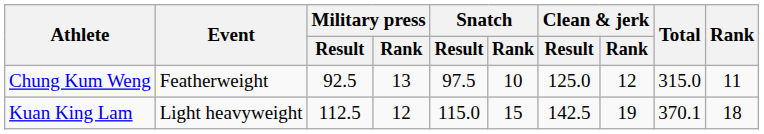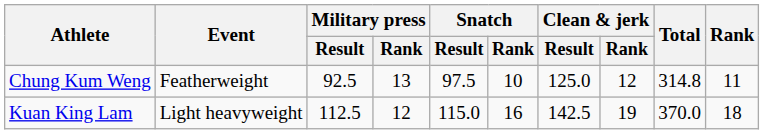(680, 81) 315.0 -> (680, 81) 314.8
(513, 112) 15 -> (513, 112) 16
(680, 112) 370.1 -> (680, 112) 370.0
